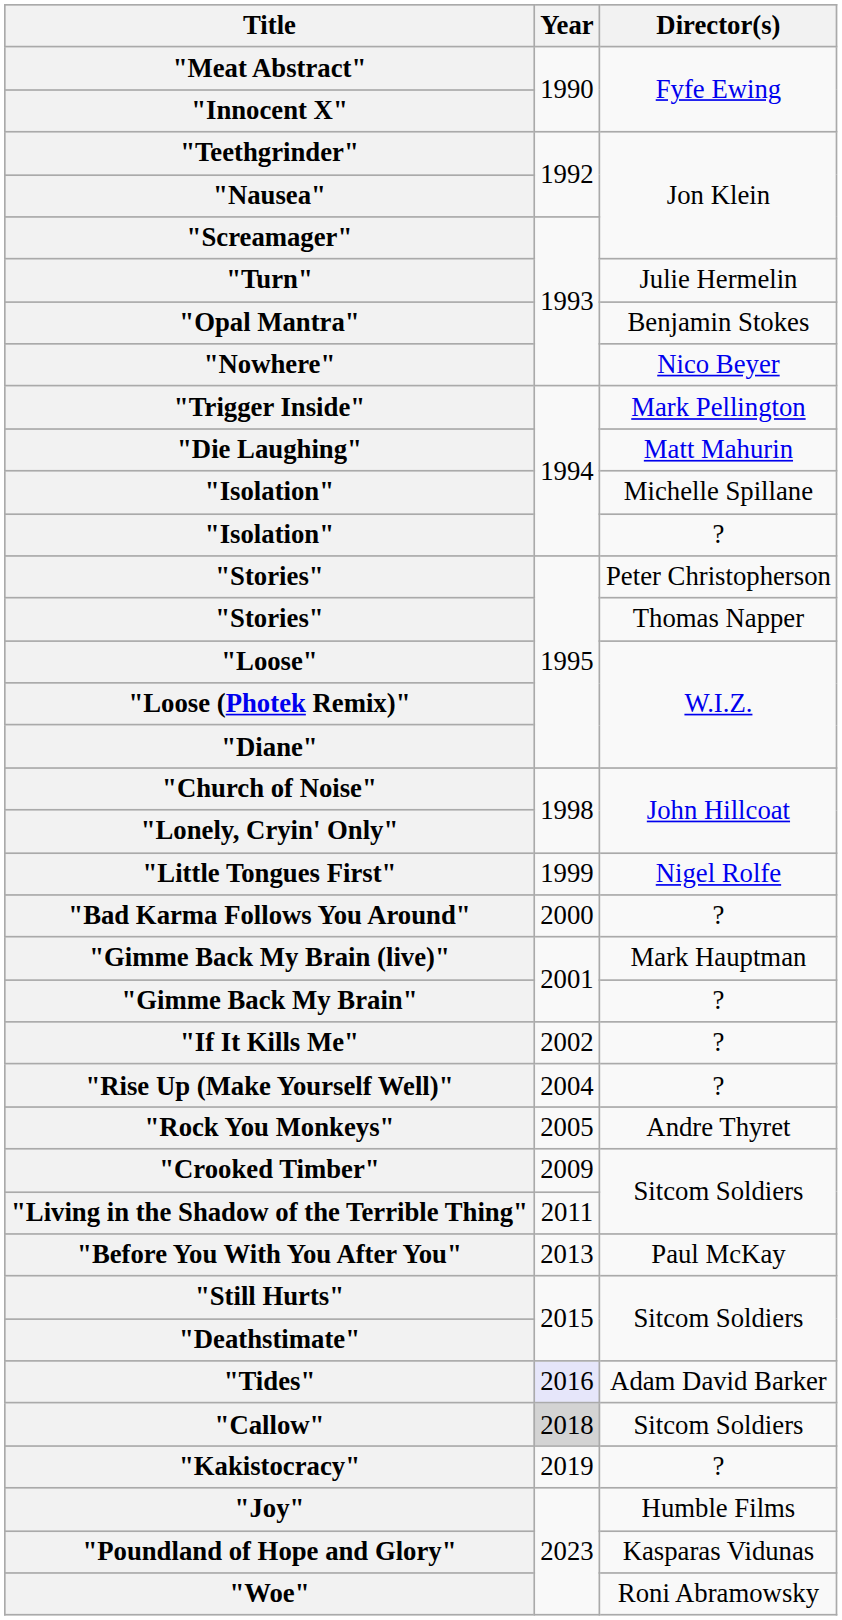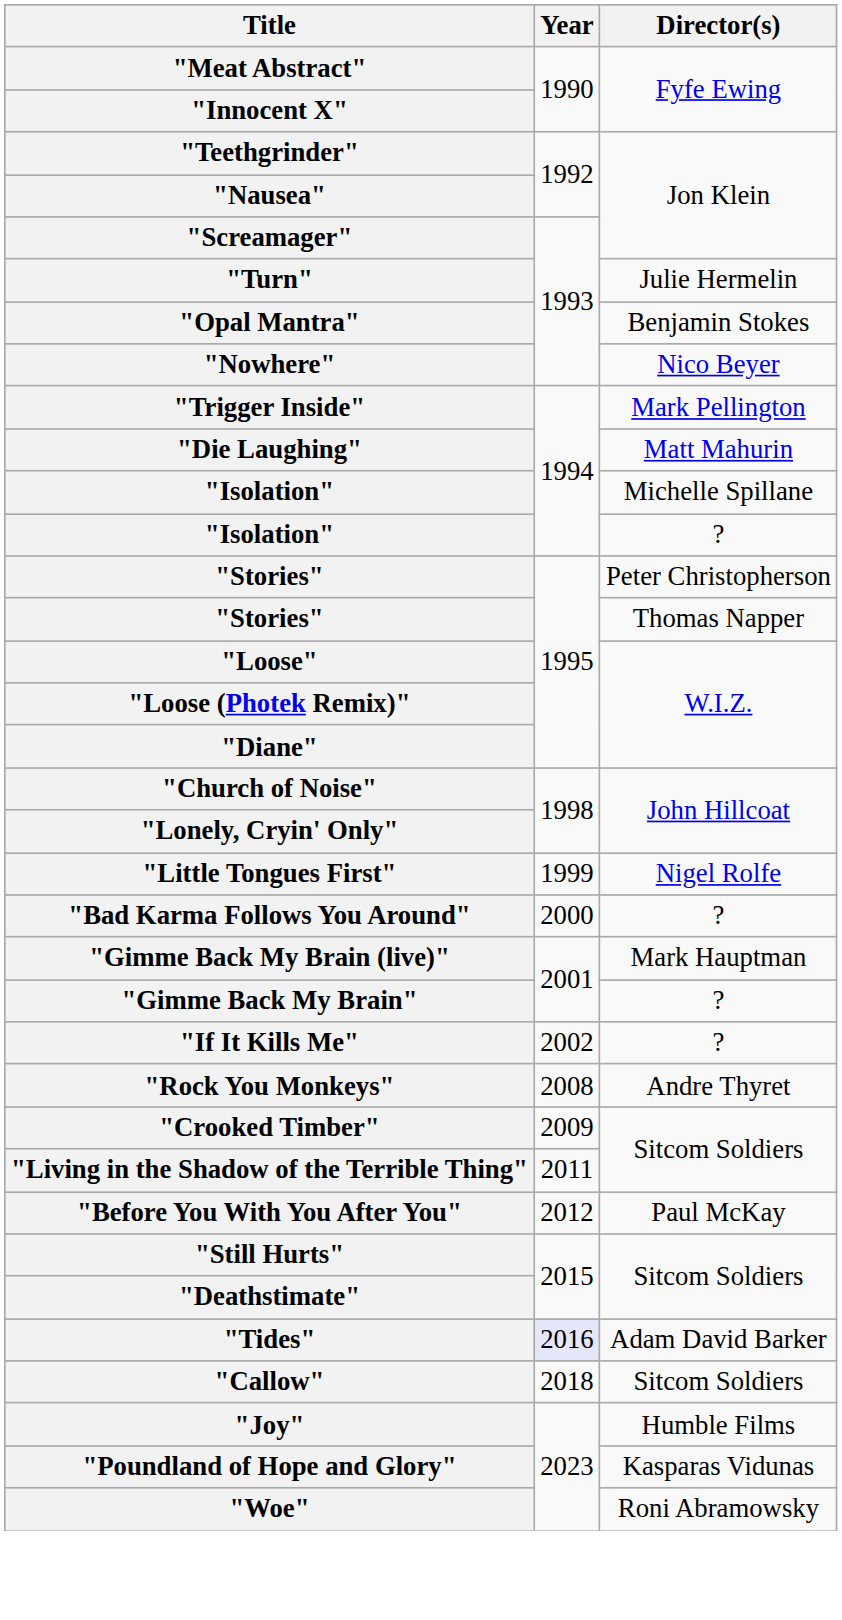- row: (269, 1085)
(567, 1127) 2005 -> (567, 1085) 2008
(567, 1254) 2013 -> (567, 1212) 2012
(567, 1424) lightgrey background -> (567, 1381) no background
- row: (269, 1466)
